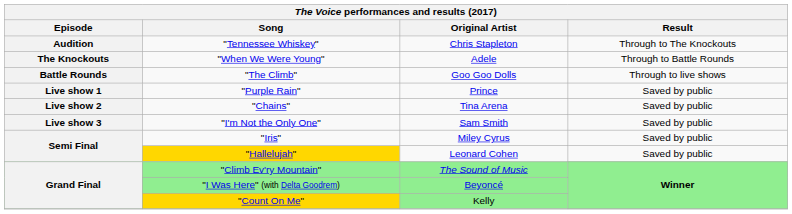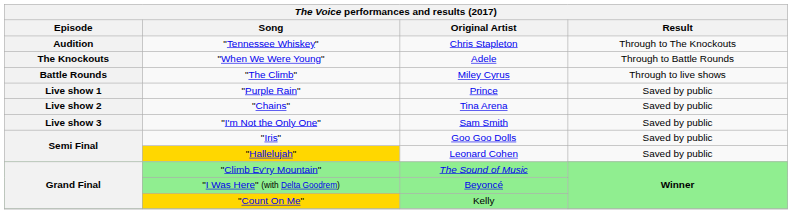(484, 75) Goo Goo Dolls -> (484, 75) Miley Cyrus
(484, 138) Miley Cyrus -> (484, 138) Goo Goo Dolls
